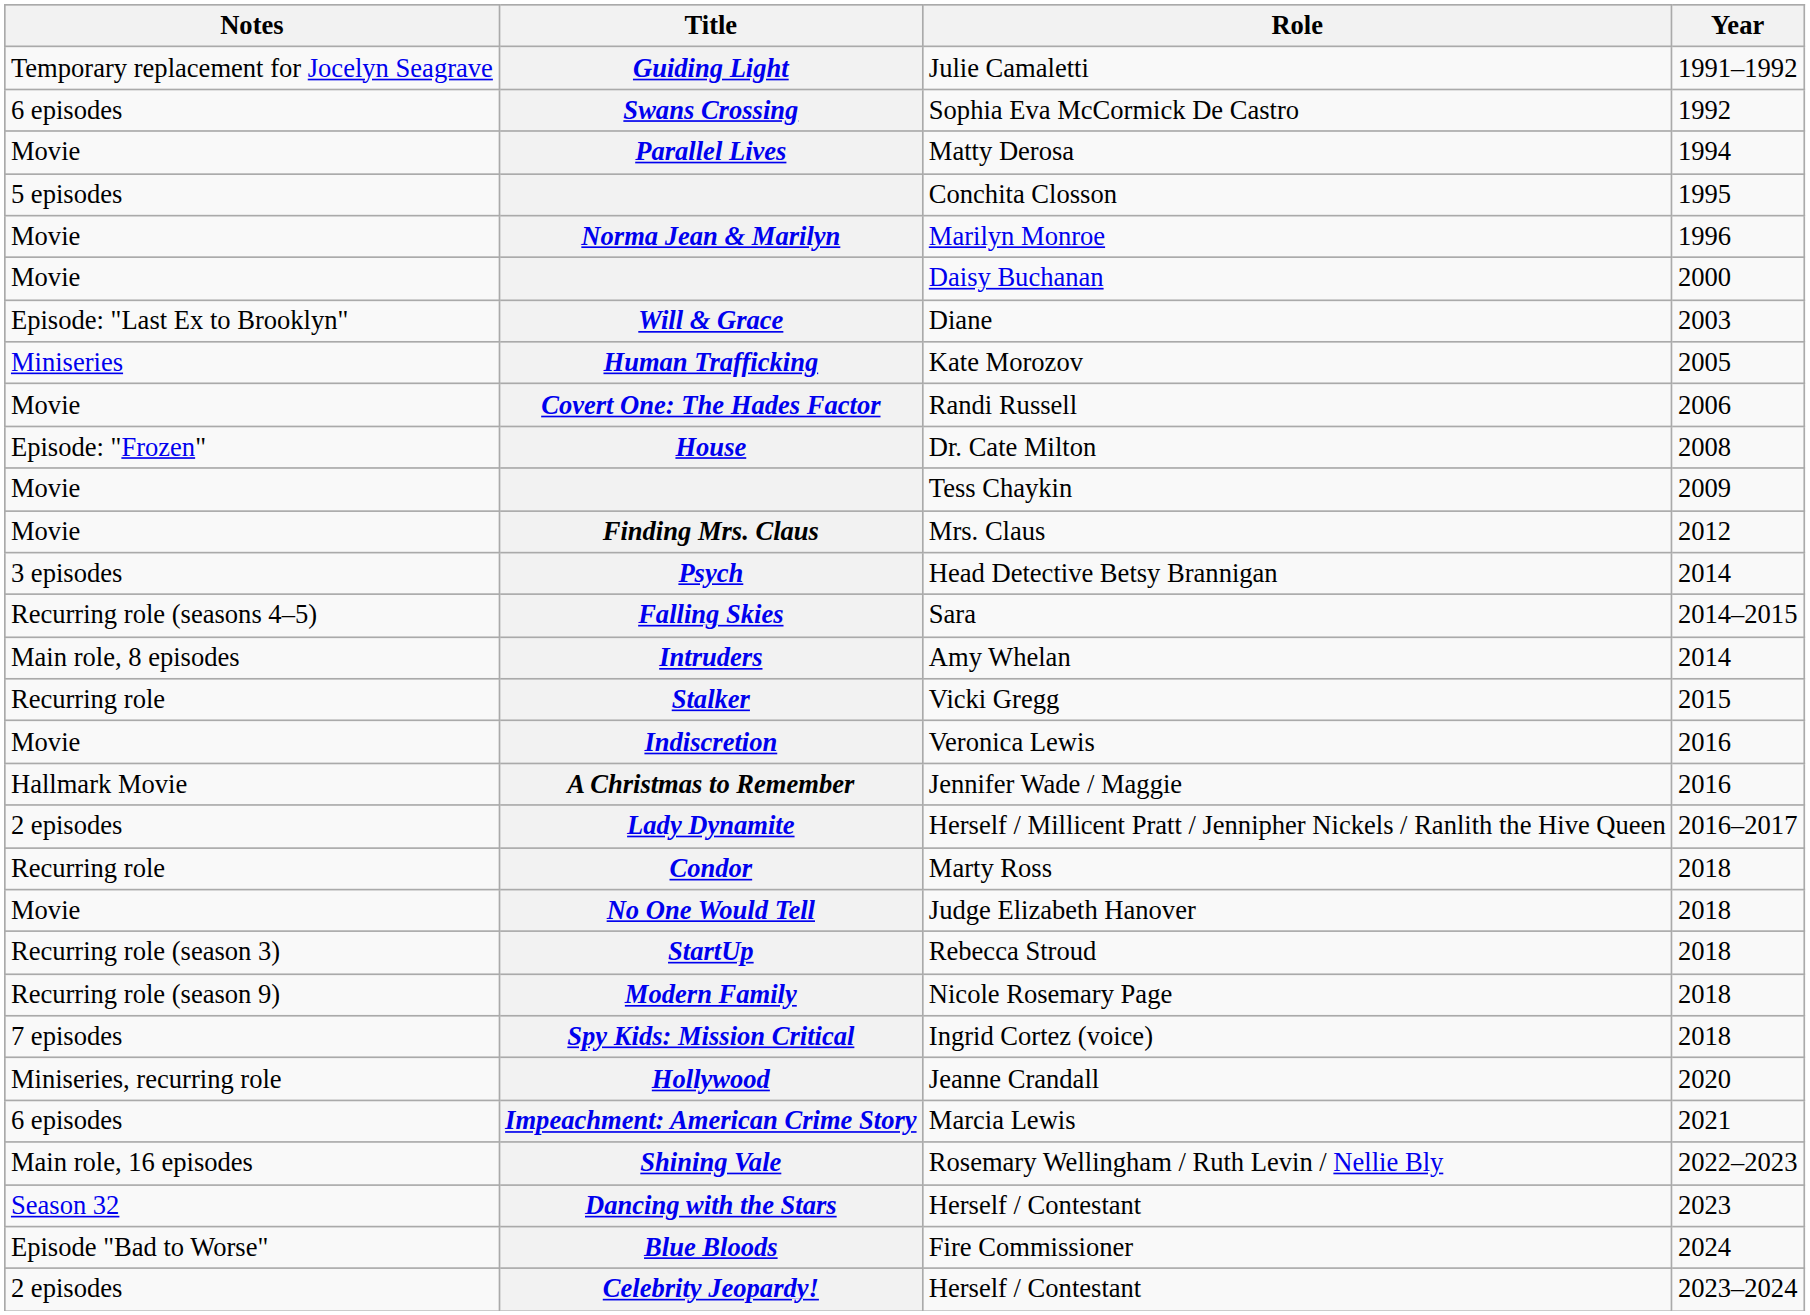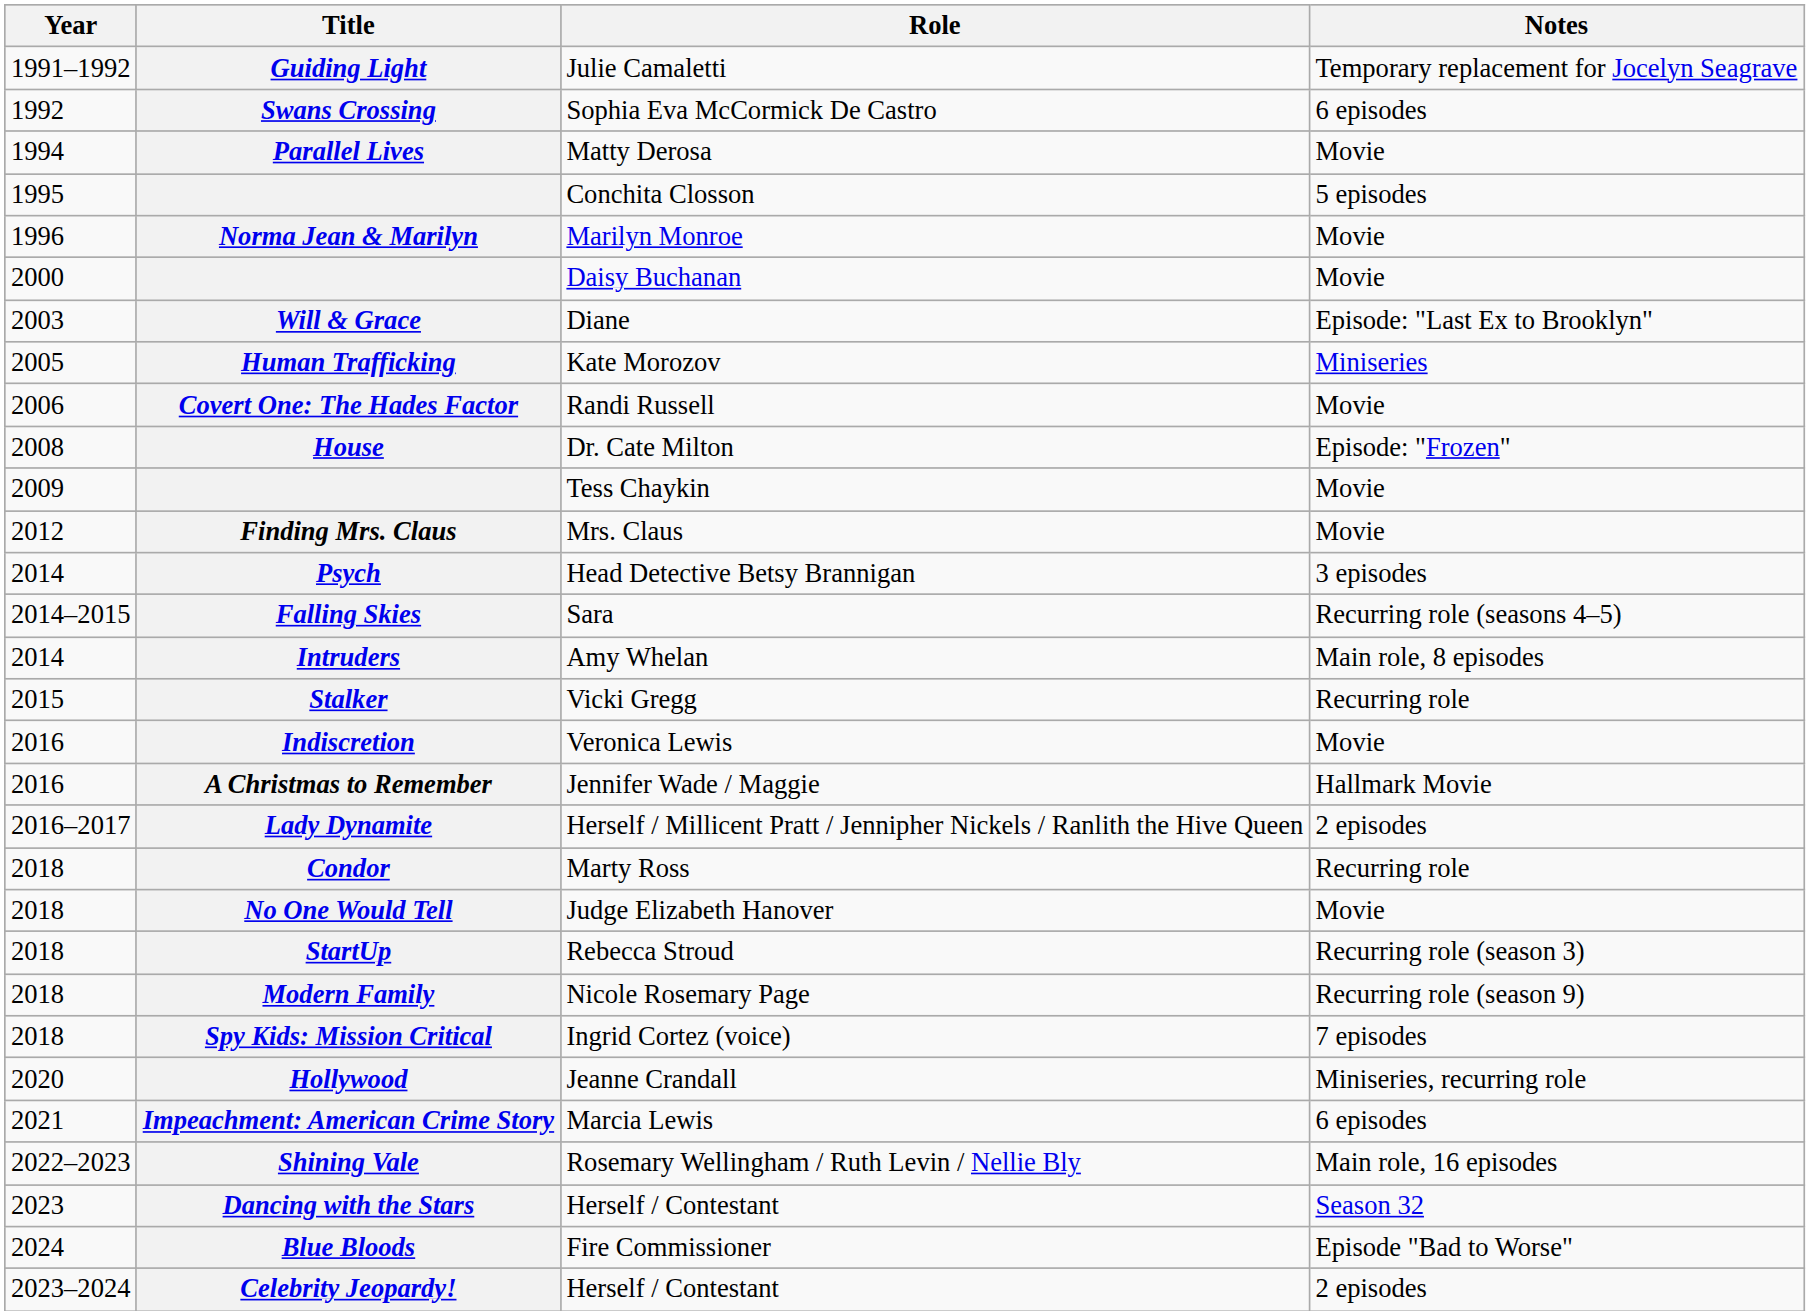columns swapped: (1738, 25) <-> (252, 25)
